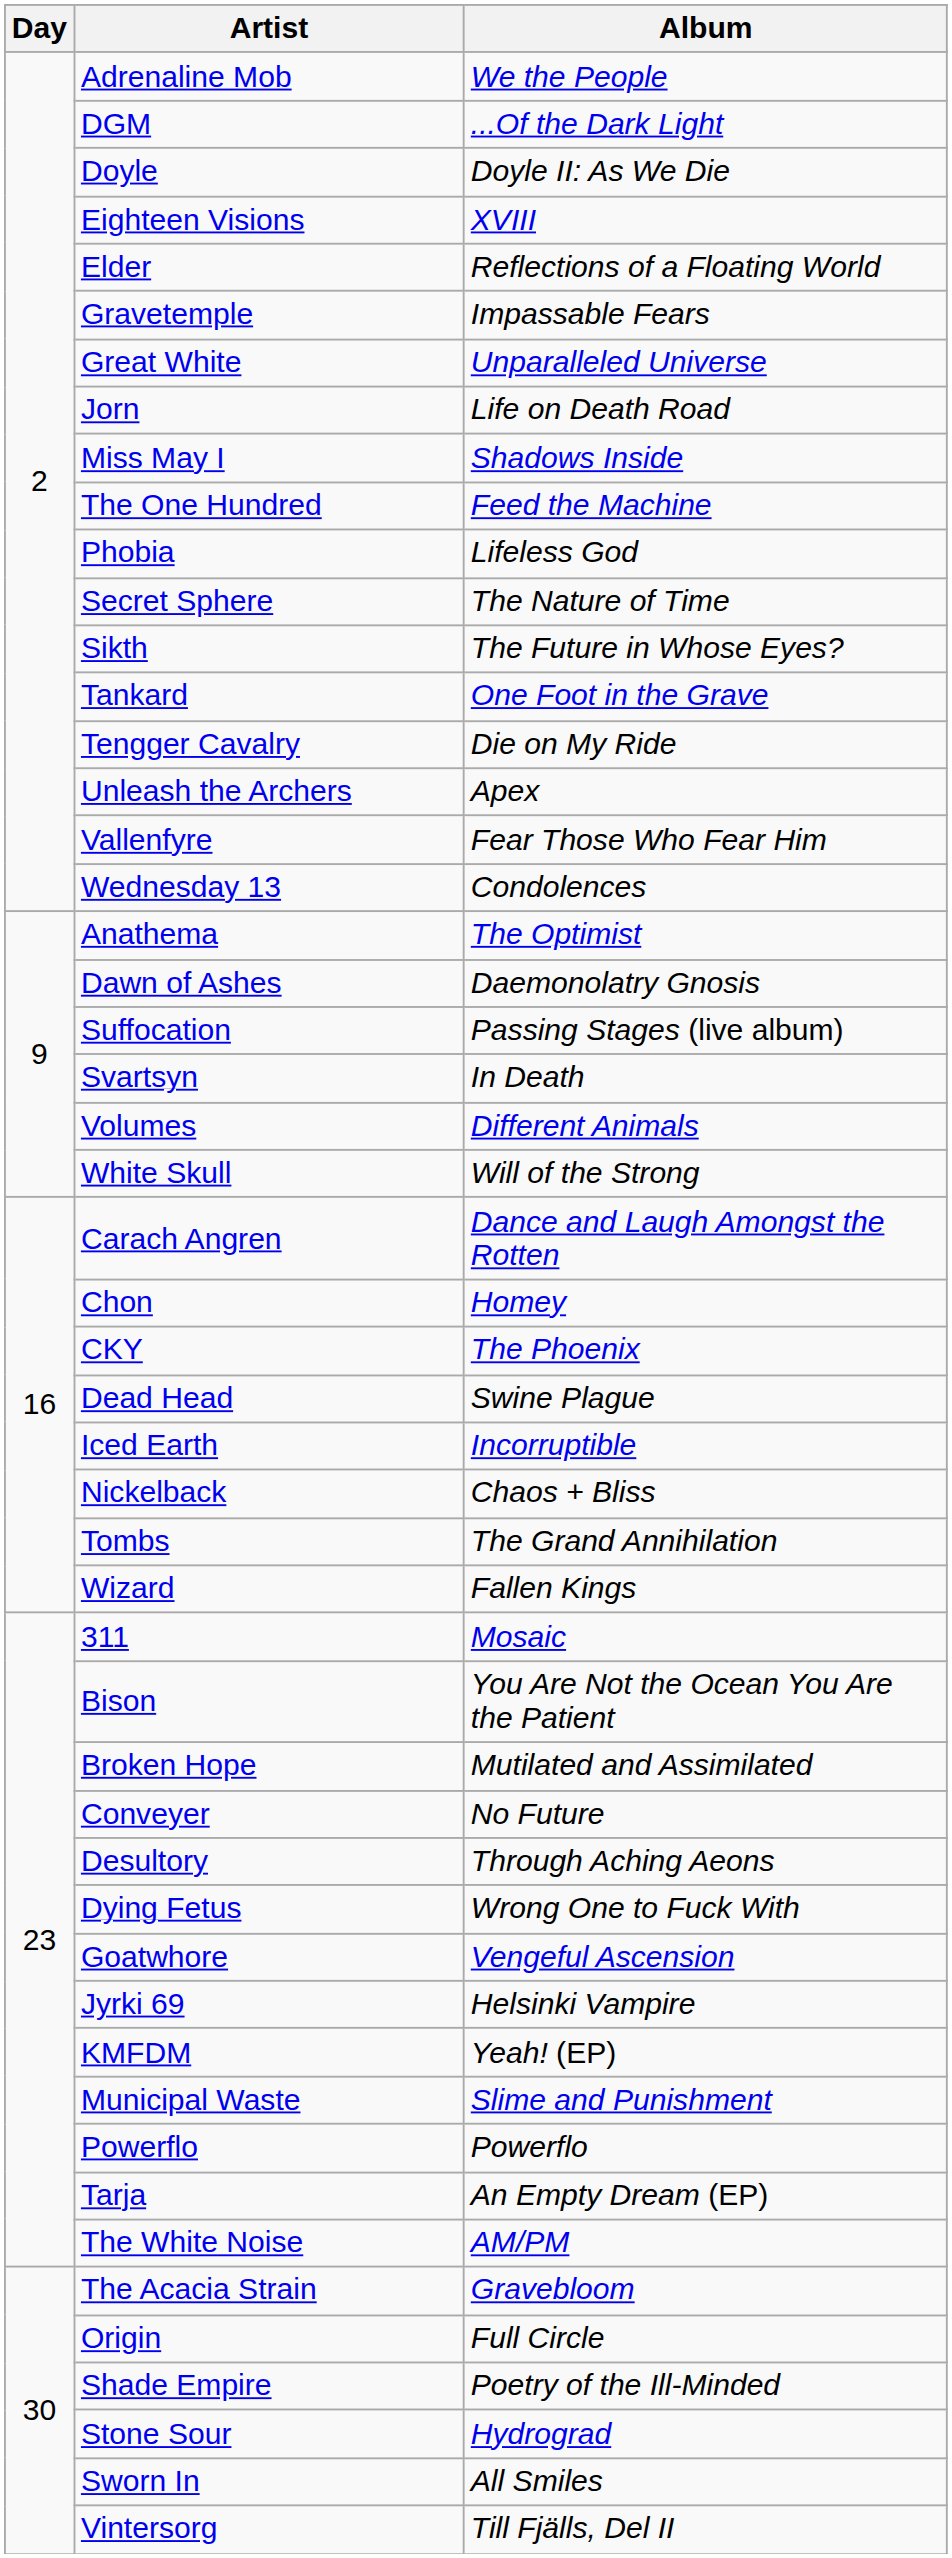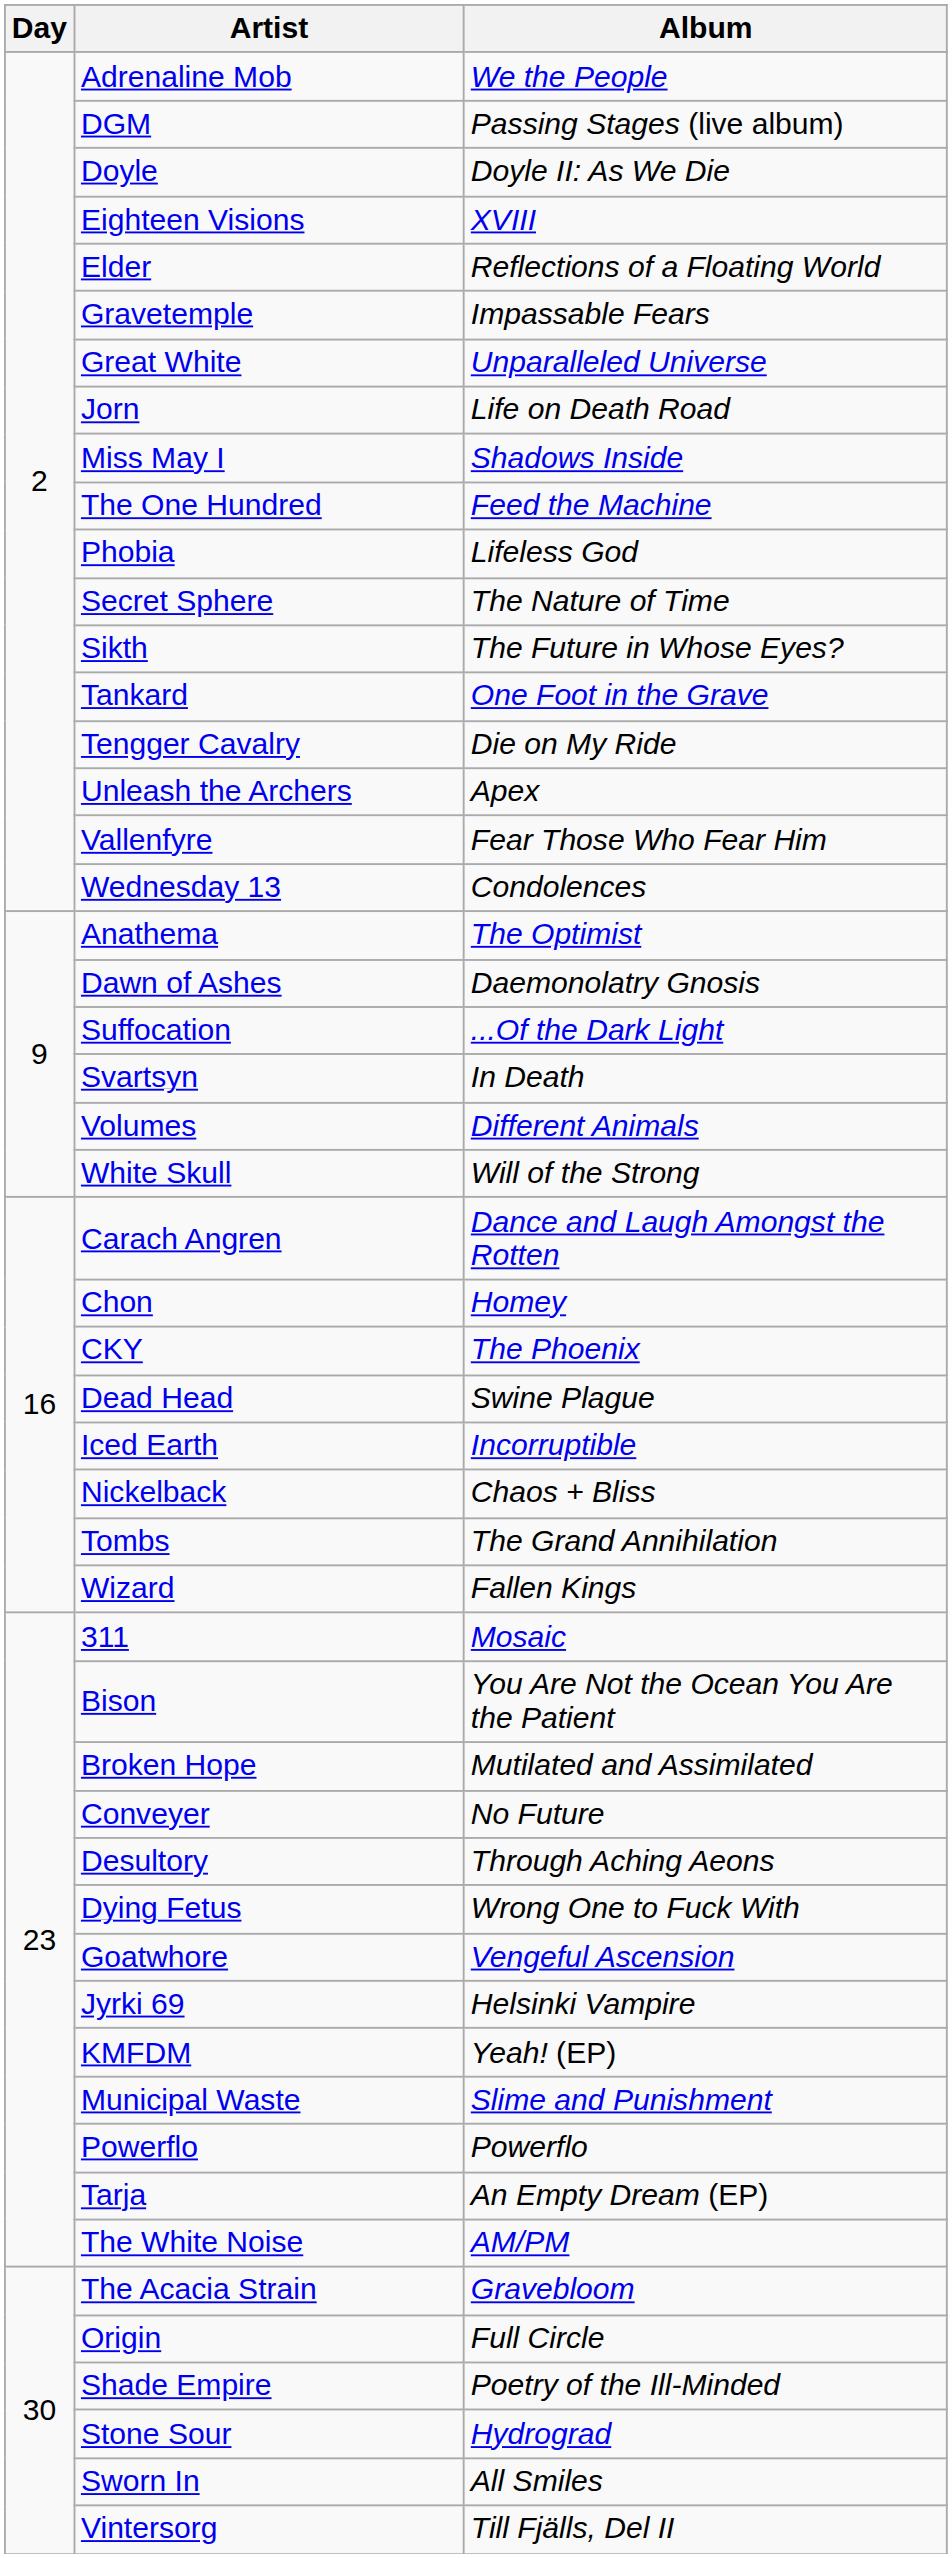(597, 123) ...Of the Dark Light -> (657, 123) Passing Stages (live album)
(657, 1030) Passing Stages (live album) -> (597, 1030) ...Of the Dark Light
